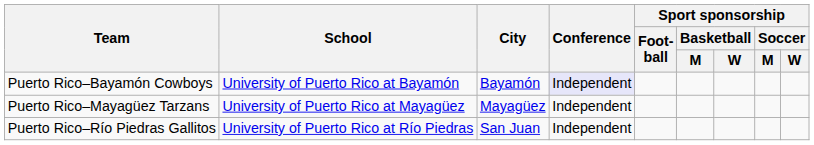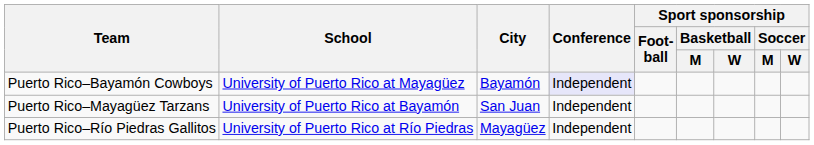(341, 83) University of Puerto Rico at Bayamón -> (344, 83) University of Puerto Rico at Mayagüez
(344, 106) University of Puerto Rico at Mayagüez -> (341, 106) University of Puerto Rico at Bayamón
(513, 106) Mayagüez -> (510, 106) San Juan
(510, 128) San Juan -> (513, 128) Mayagüez
